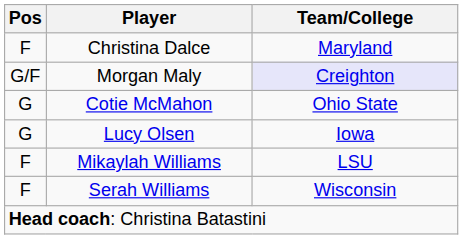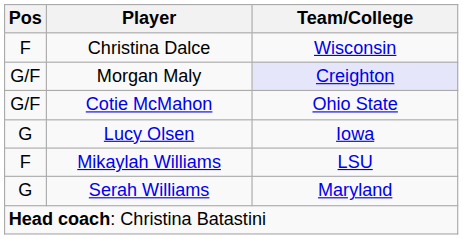(355, 47) Maryland -> (355, 47) Wisconsin
(25, 104) G -> (25, 104) G/F
(25, 190) F -> (25, 190) G
(355, 190) Wisconsin -> (355, 190) Maryland
